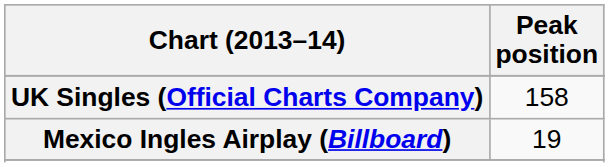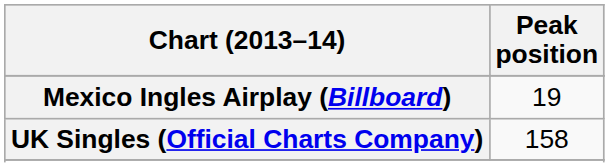rows swapped: (247, 138) <-> (247, 97)
